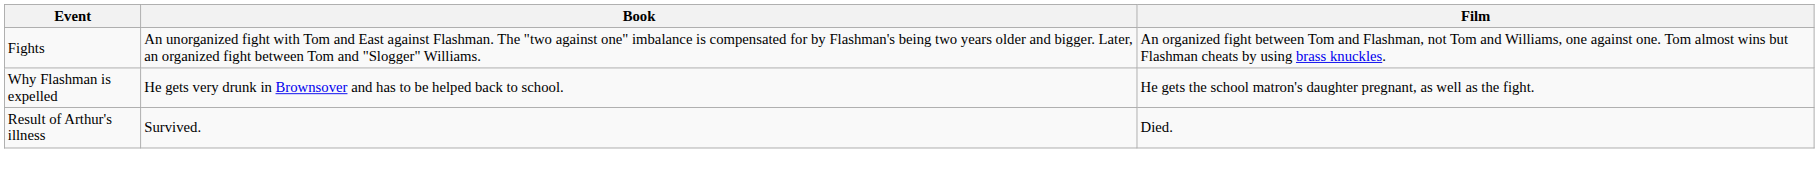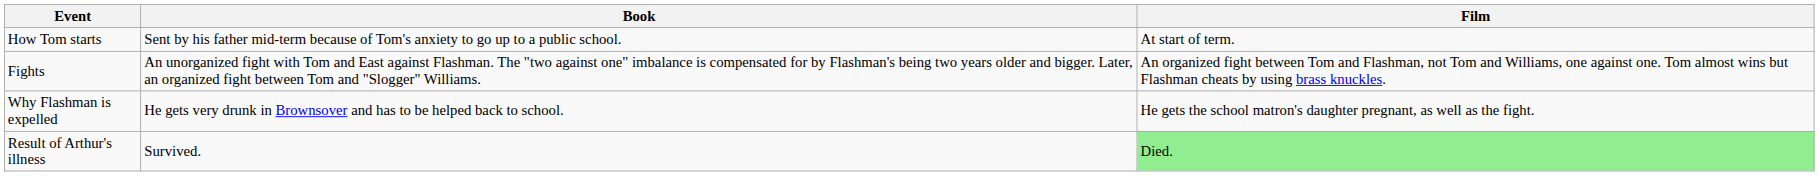+ row: (55, 39)
(1157, 127) no background -> (1157, 150) lightgreen background
